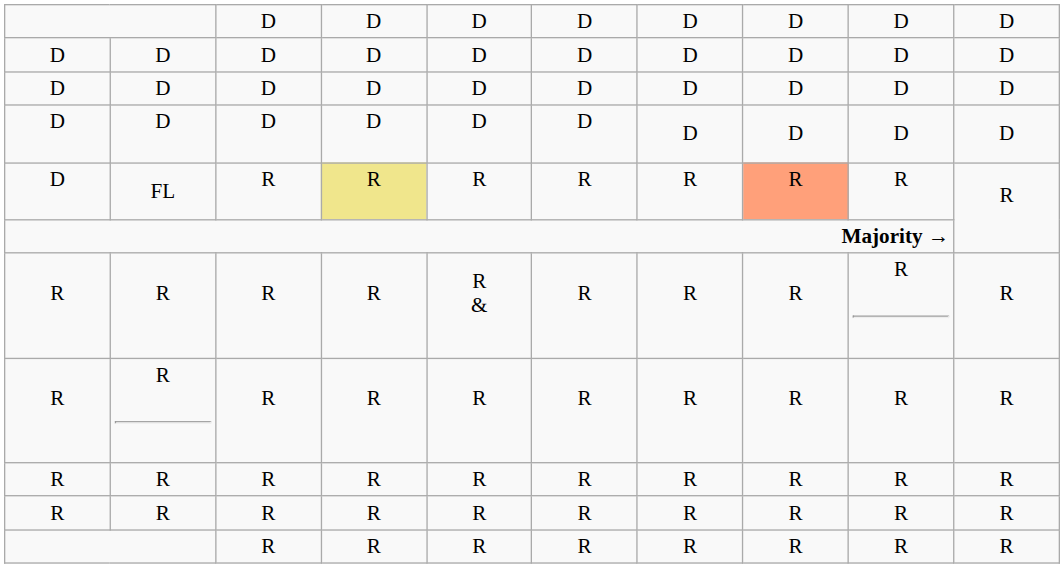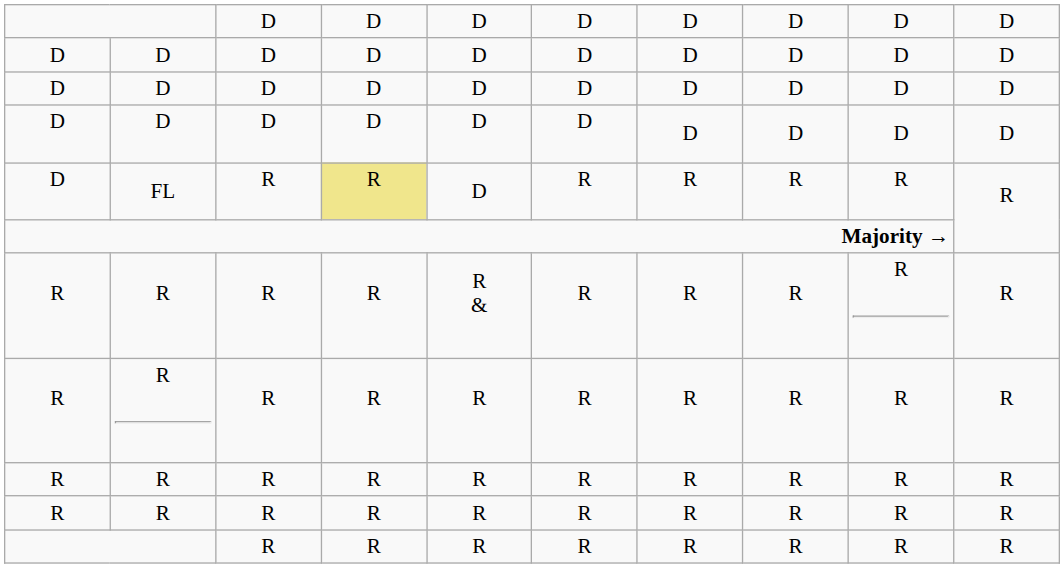(479, 178) R -> (479, 190) D
(796, 178) lightsalmon background -> (796, 178) no background
